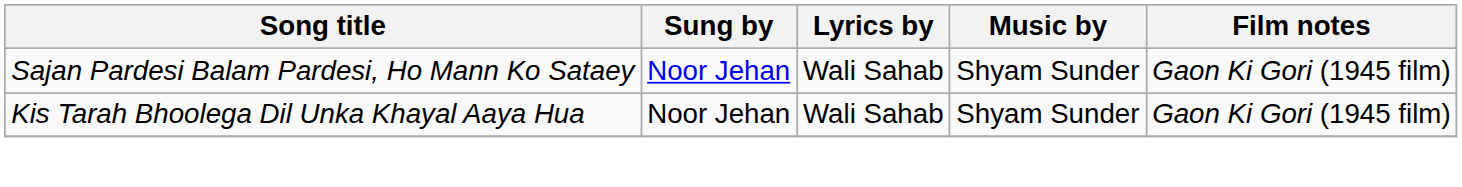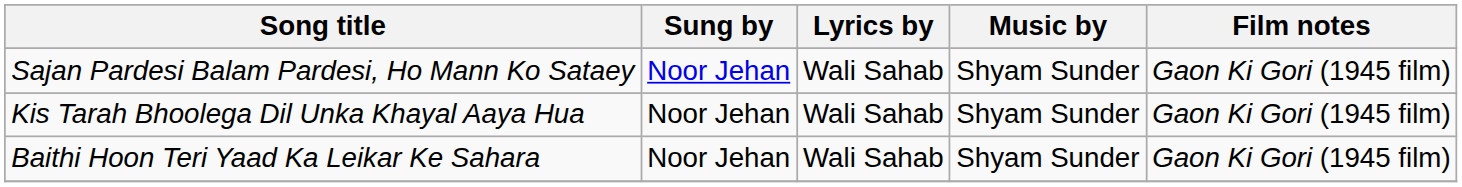+ row: (276, 158)
